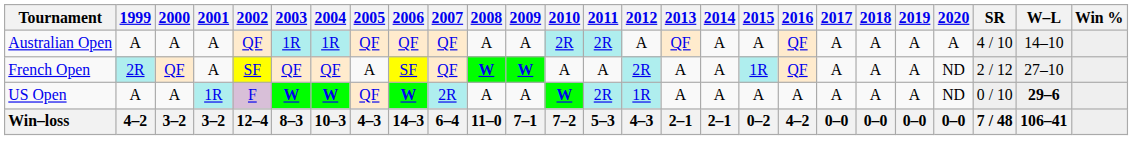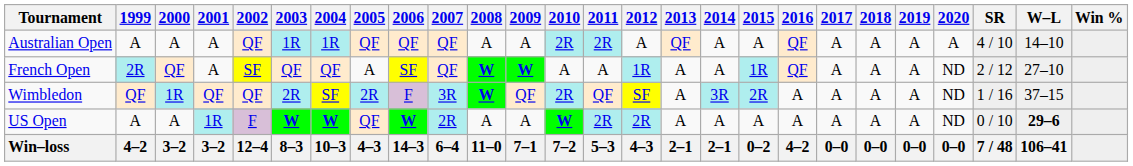(642, 69) 2R -> (642, 69) 1R
+ row: (45, 95)
(642, 95) 1R -> (642, 121) 2R
